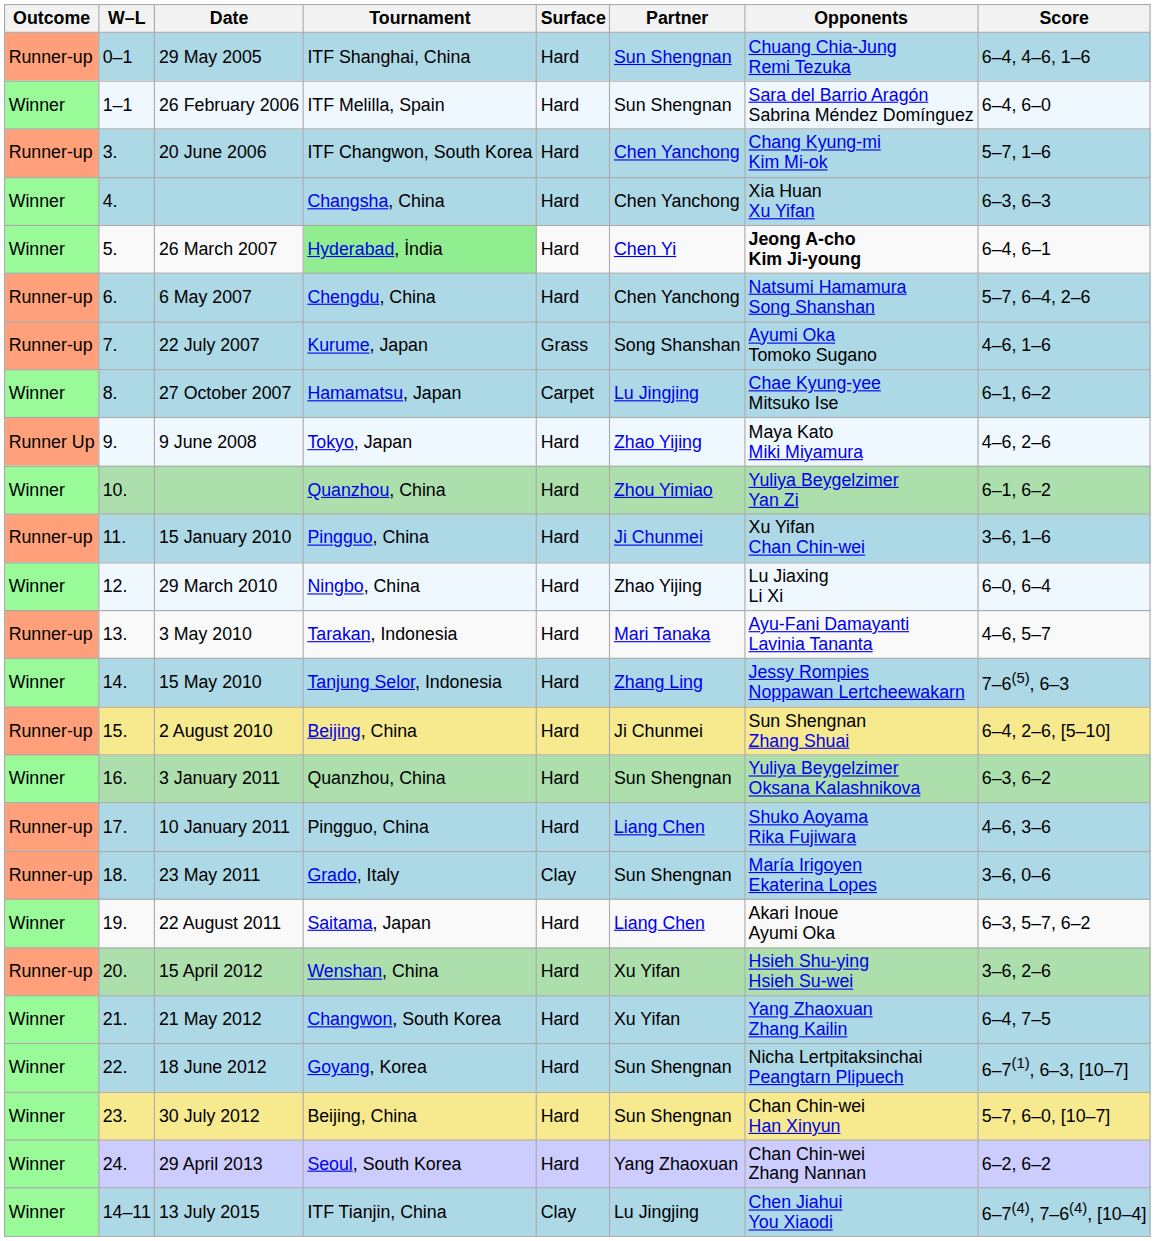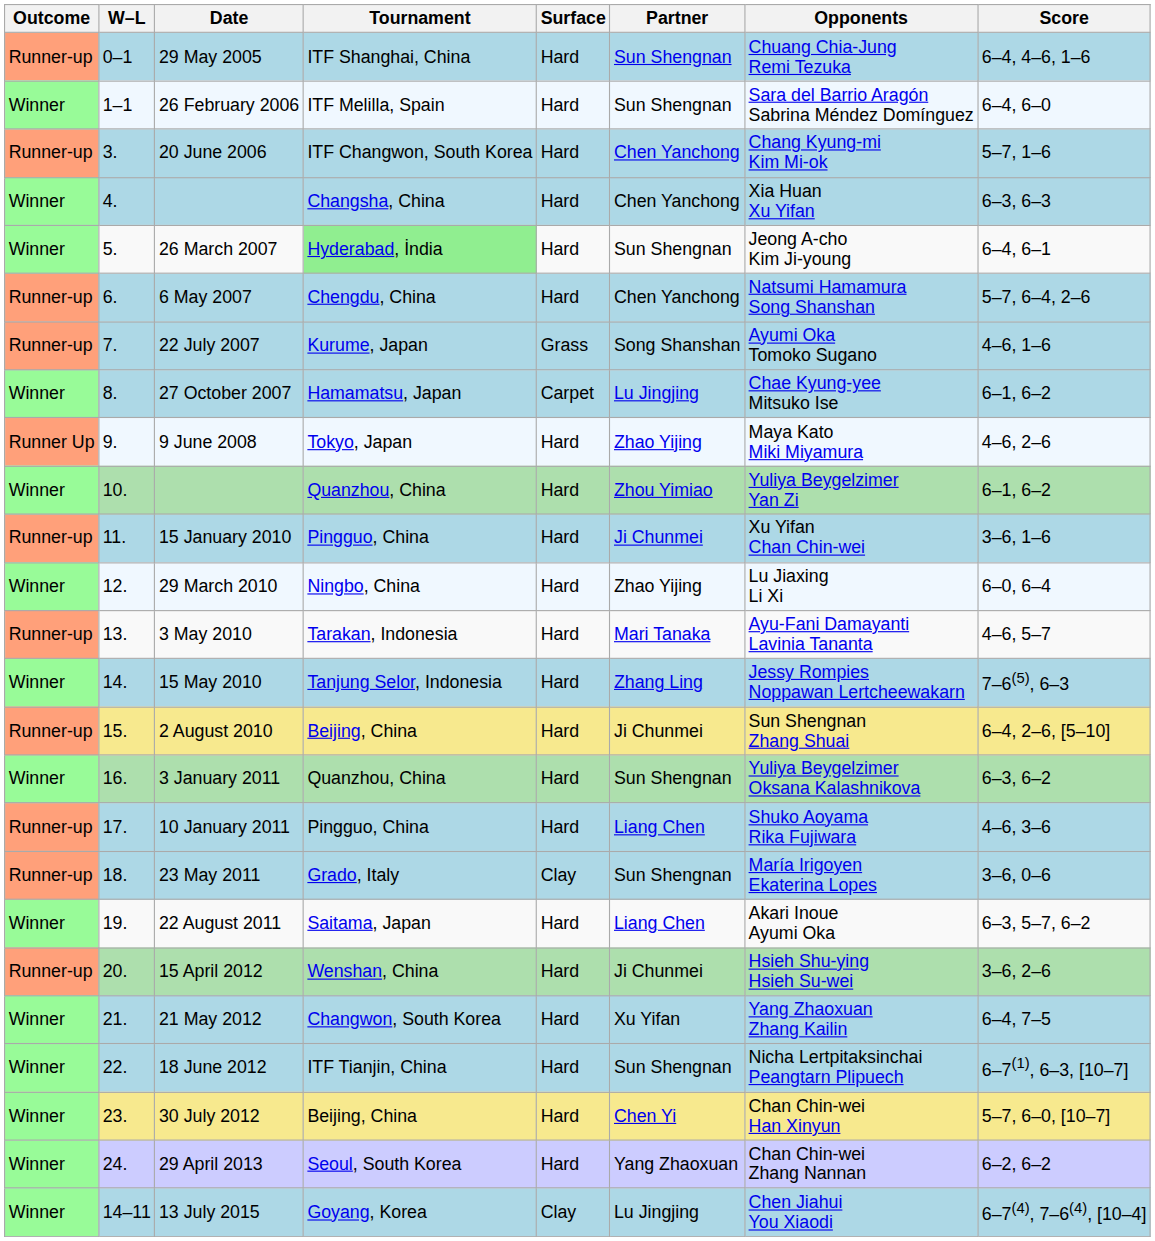(645, 249) Chen Yi -> (673, 249) Sun Shengnan
(805, 249) bold -> (800, 249) normal
(647, 971) Xu Yifan -> (658, 971) Ji Chunmei
(367, 1067) Goyang, Korea -> (377, 1067) ITF Tianjin, China
(673, 1115) Sun Shengnan -> (645, 1115) Chen Yi
(377, 1212) ITF Tianjin, China -> (367, 1212) Goyang, Korea
